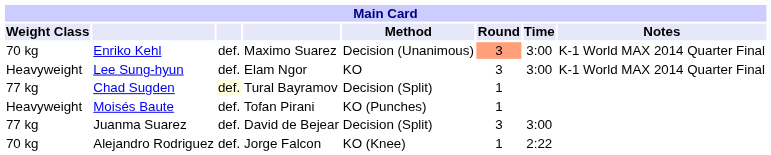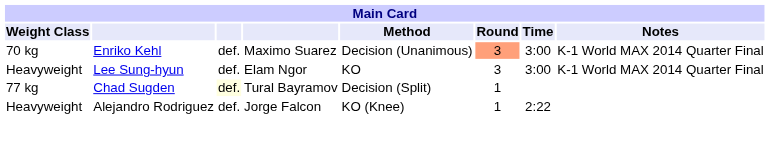- row: (134, 106)
- row: (140, 125)
(22, 144) 70 kg -> (44, 106) Heavyweight
